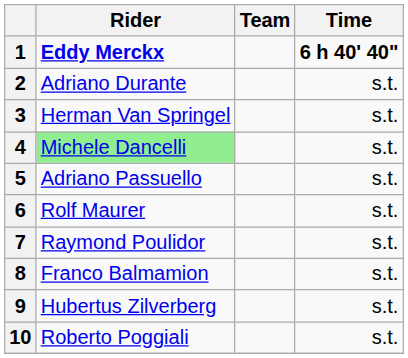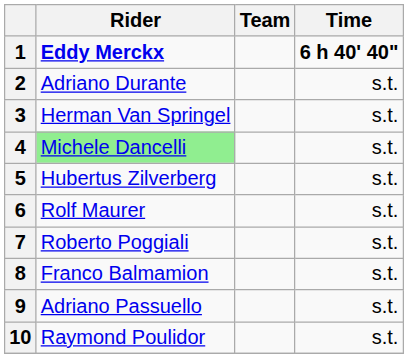(121, 178) Adriano Passuello -> (129, 178) Hubertus Zilverberg
(123, 242) Raymond Poulidor -> (115, 242) Roberto Poggiali
(129, 305) Hubertus Zilverberg -> (121, 305) Adriano Passuello
(115, 337) Roberto Poggiali -> (123, 337) Raymond Poulidor
